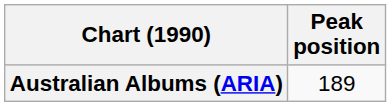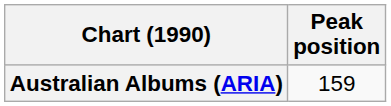(337, 82) 189 -> (337, 82) 159
